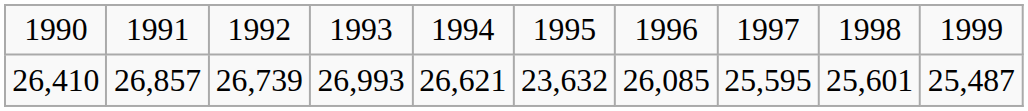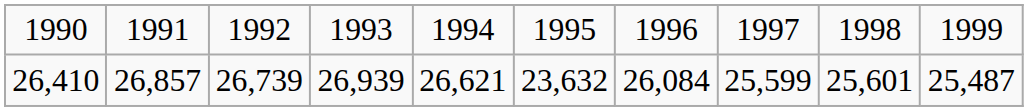(361, 79) 26,993 -> (361, 79) 26,939
(666, 79) 26,085 -> (666, 79) 26,084
(768, 79) 25,595 -> (768, 79) 25,599
